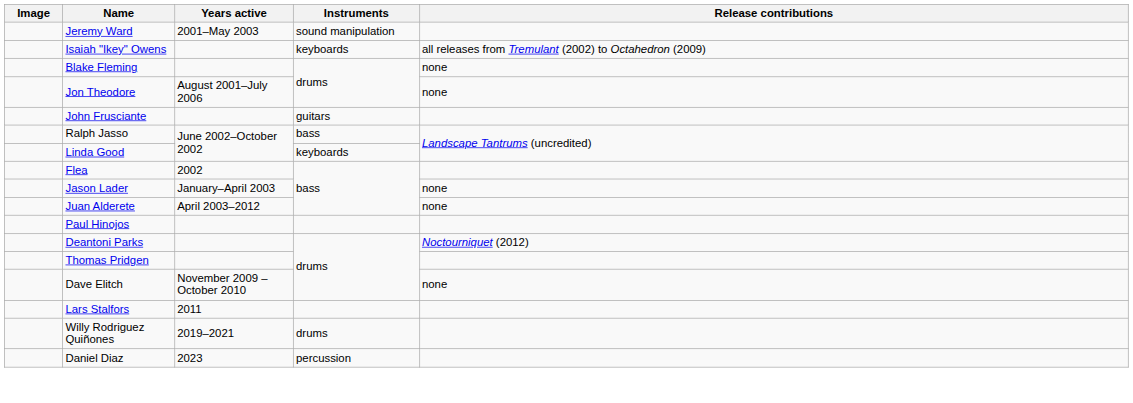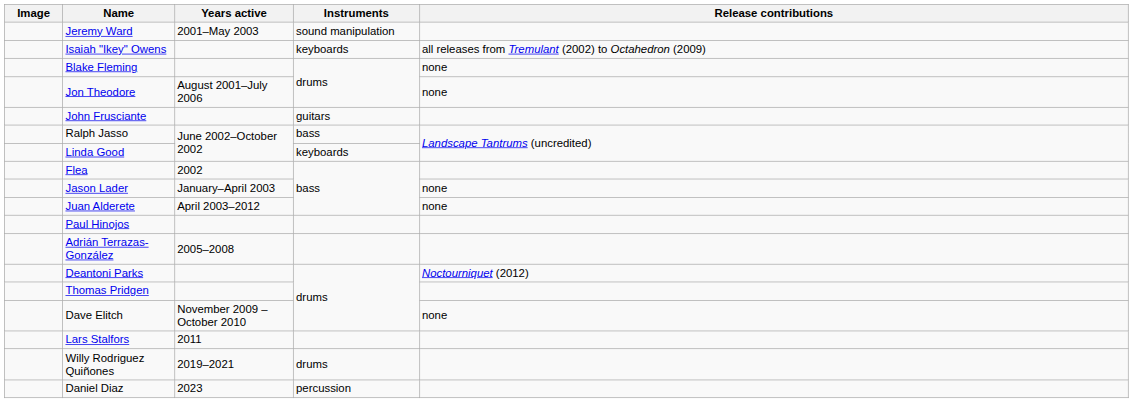+ row: (107, 248)
